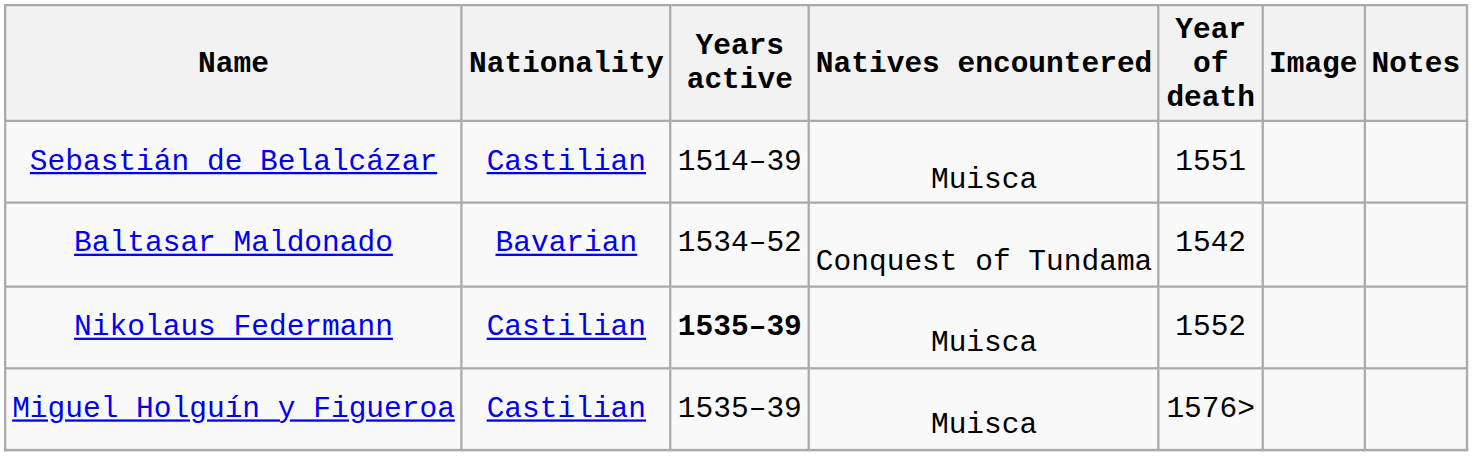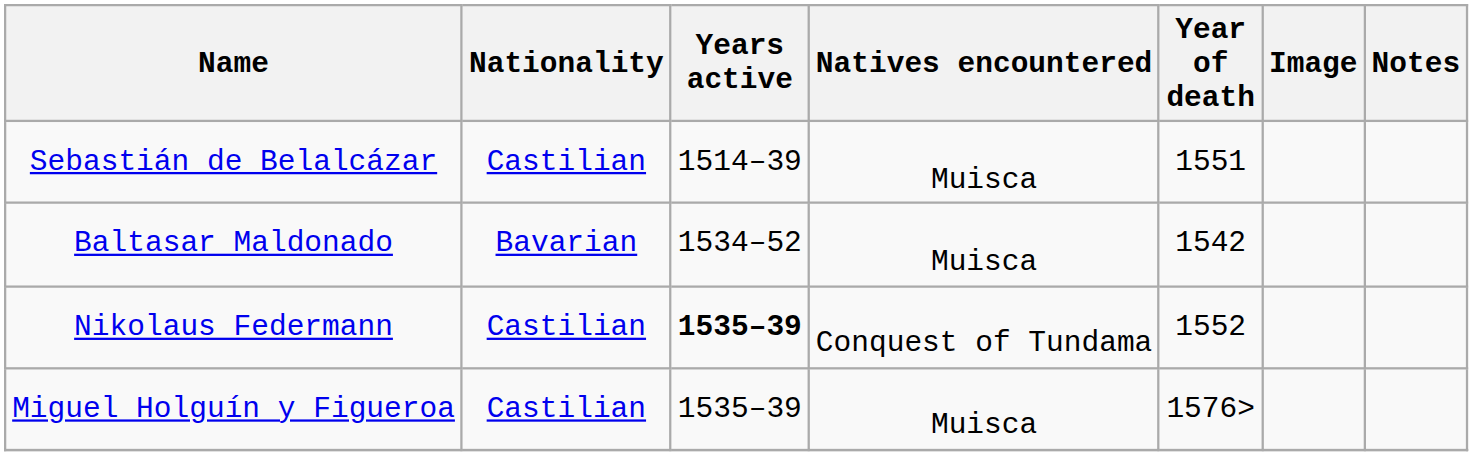(984, 262) Conquest of Tundama -> (984, 262) Muisca
(984, 344) Muisca -> (984, 344) Conquest of Tundama
